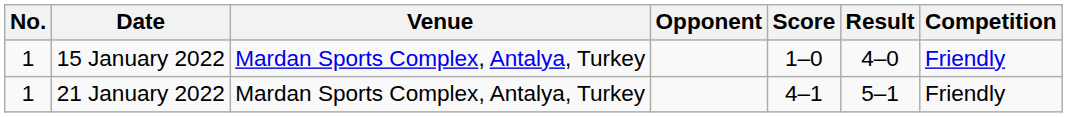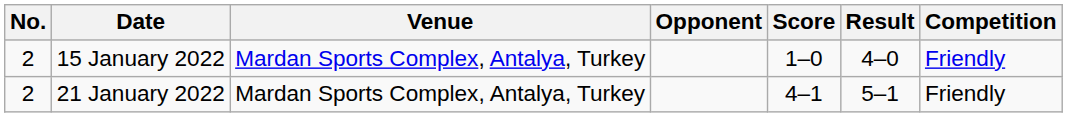(28, 58) 1 -> (28, 58) 2
(28, 93) 1 -> (28, 93) 2
